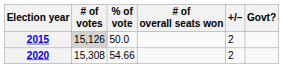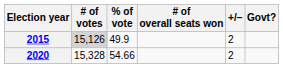(119, 39) 50.0 -> (119, 39) 49.9
(89, 55) 15,308 -> (89, 55) 15,328
